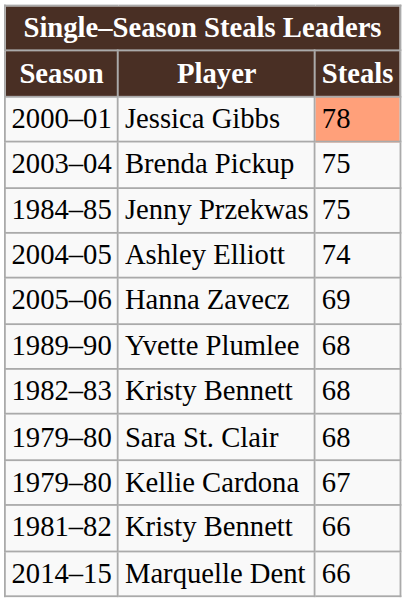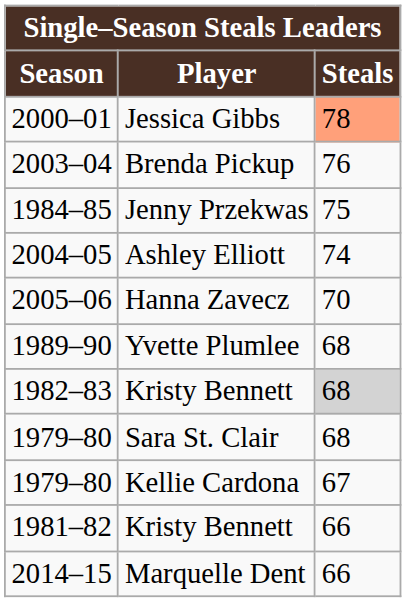(336, 164) 75 -> (336, 164) 76
(336, 300) 69 -> (336, 300) 70
(336, 391) no background -> (336, 391) lightgrey background
